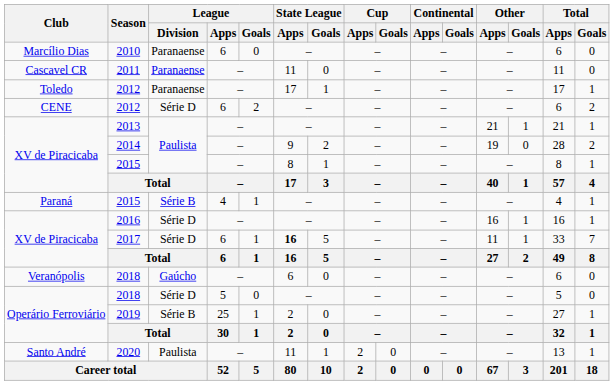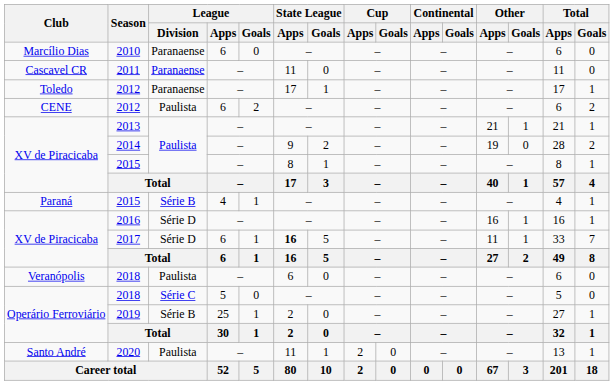(178, 107) Série D -> (178, 107) Paulista
(178, 276) Gaúcho -> (178, 276) Paulista
(178, 295) Série D -> (178, 295) Série C
